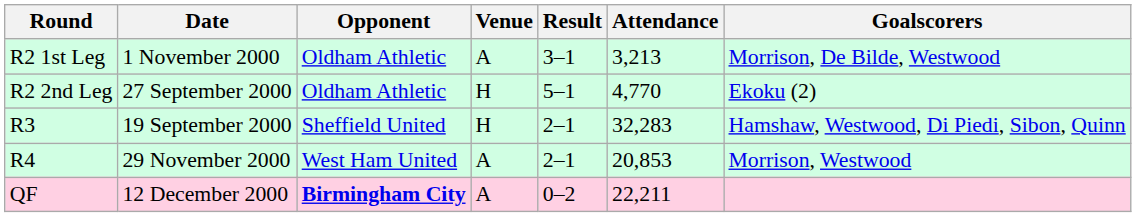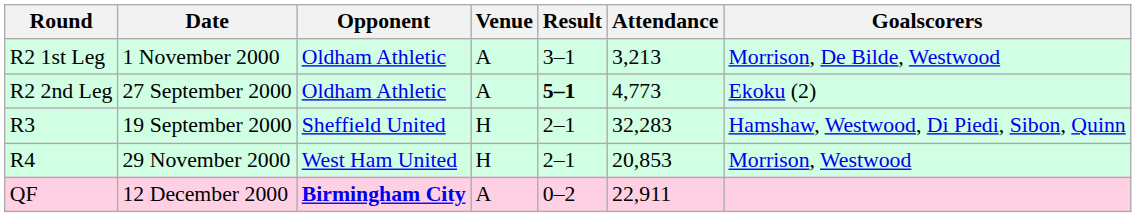(483, 90) H -> (483, 90) A
(559, 90) normal -> (559, 90) bold
(637, 90) 4,770 -> (637, 90) 4,773
(483, 159) A -> (483, 159) H
(642, 194) 22,211 -> (642, 194) 22,911
